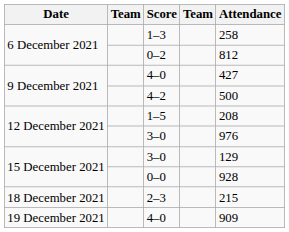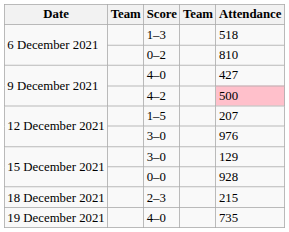(229, 34) 258 -> (229, 34) 518
(229, 55) 812 -> (229, 55) 810
(229, 95) no background -> (229, 95) pink background
(229, 116) 208 -> (229, 116) 207
(229, 217) 909 -> (229, 217) 735
